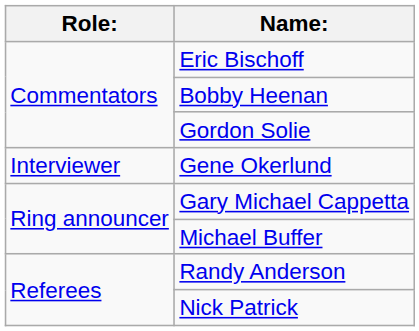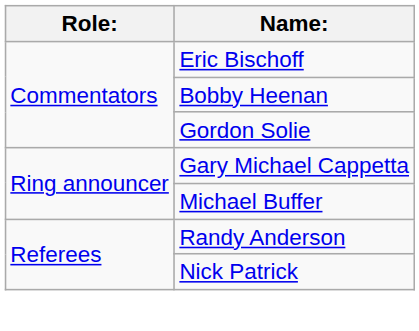- row: (256, 166)
